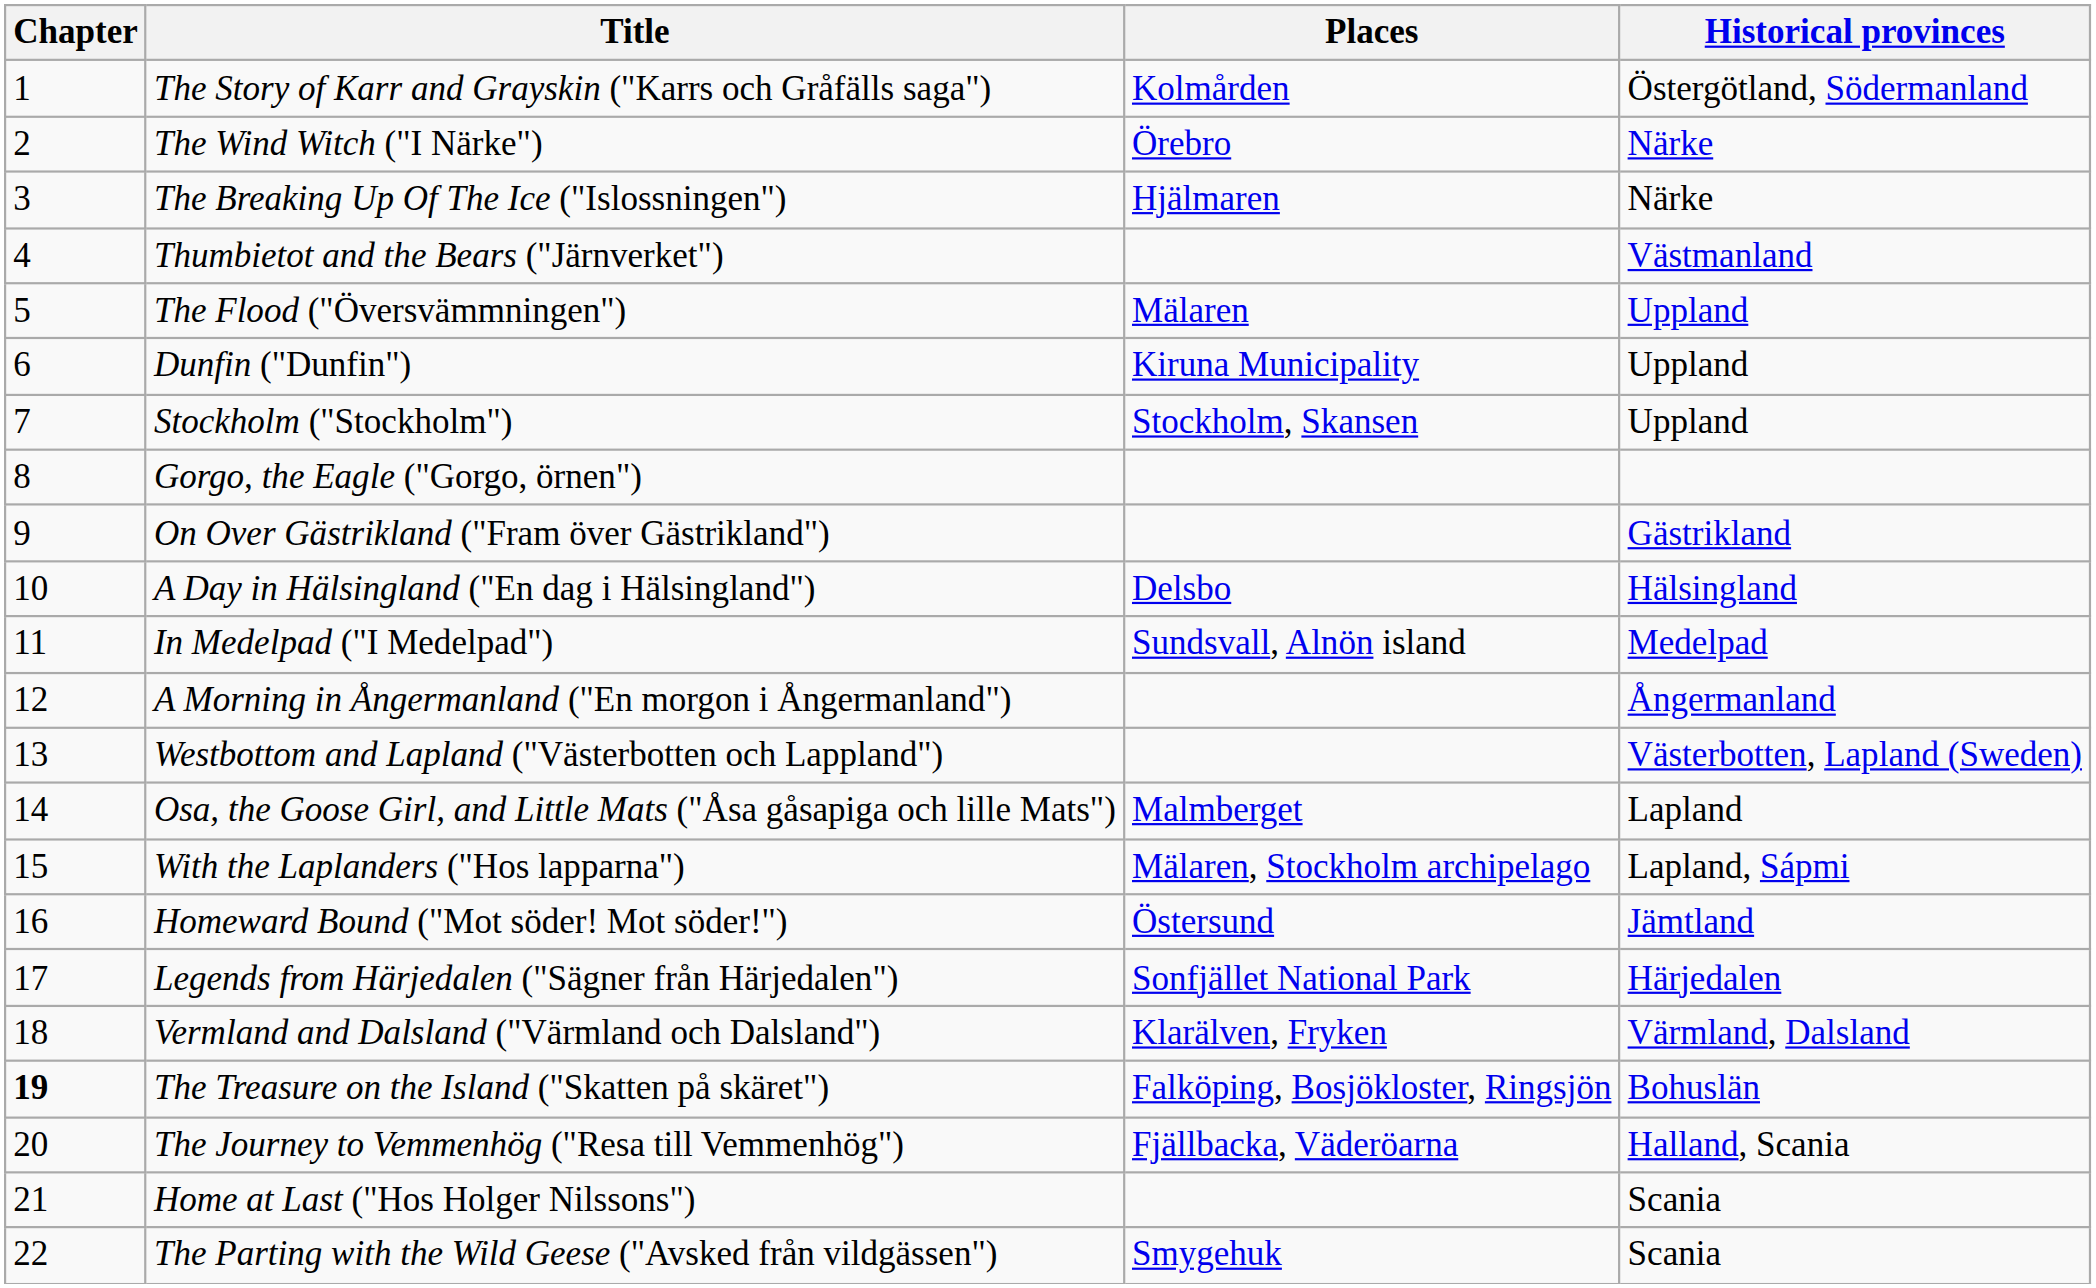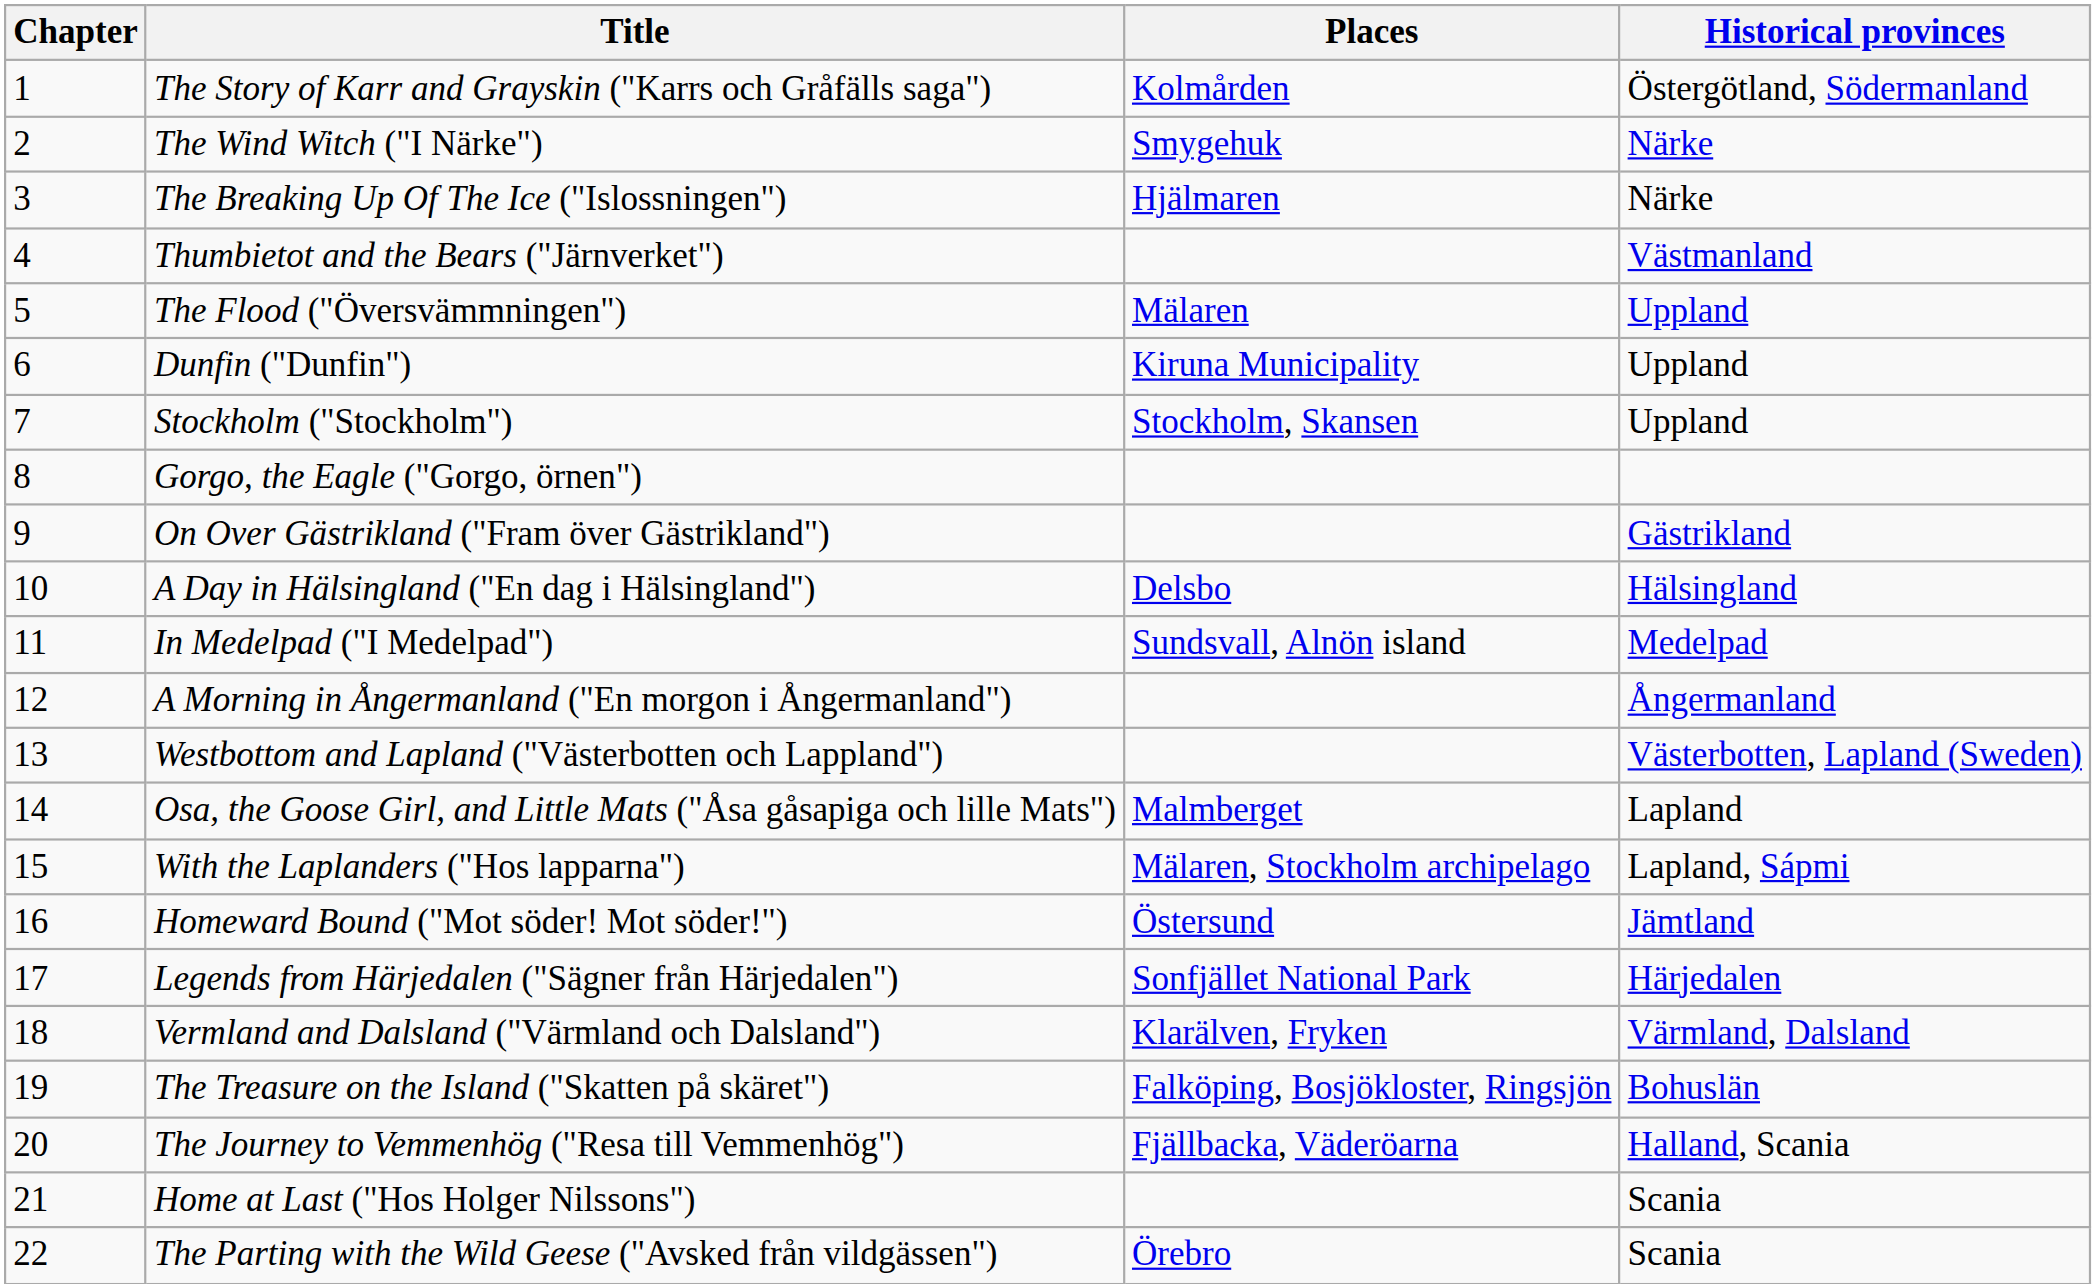(1182, 143) Örebro -> (1207, 143) Smygehuk
(31, 1088) bold -> (31, 1088) normal
(1207, 1254) Smygehuk -> (1182, 1254) Örebro
